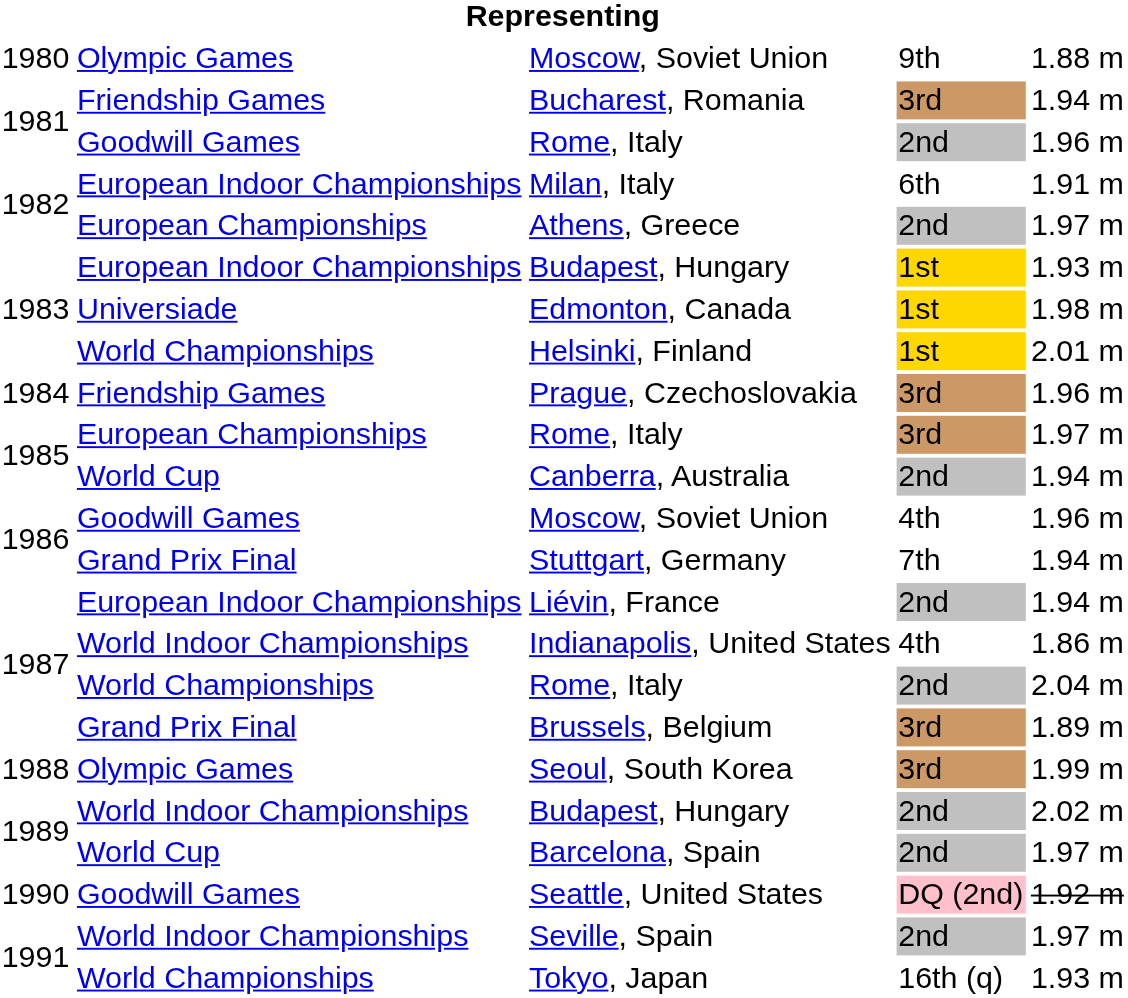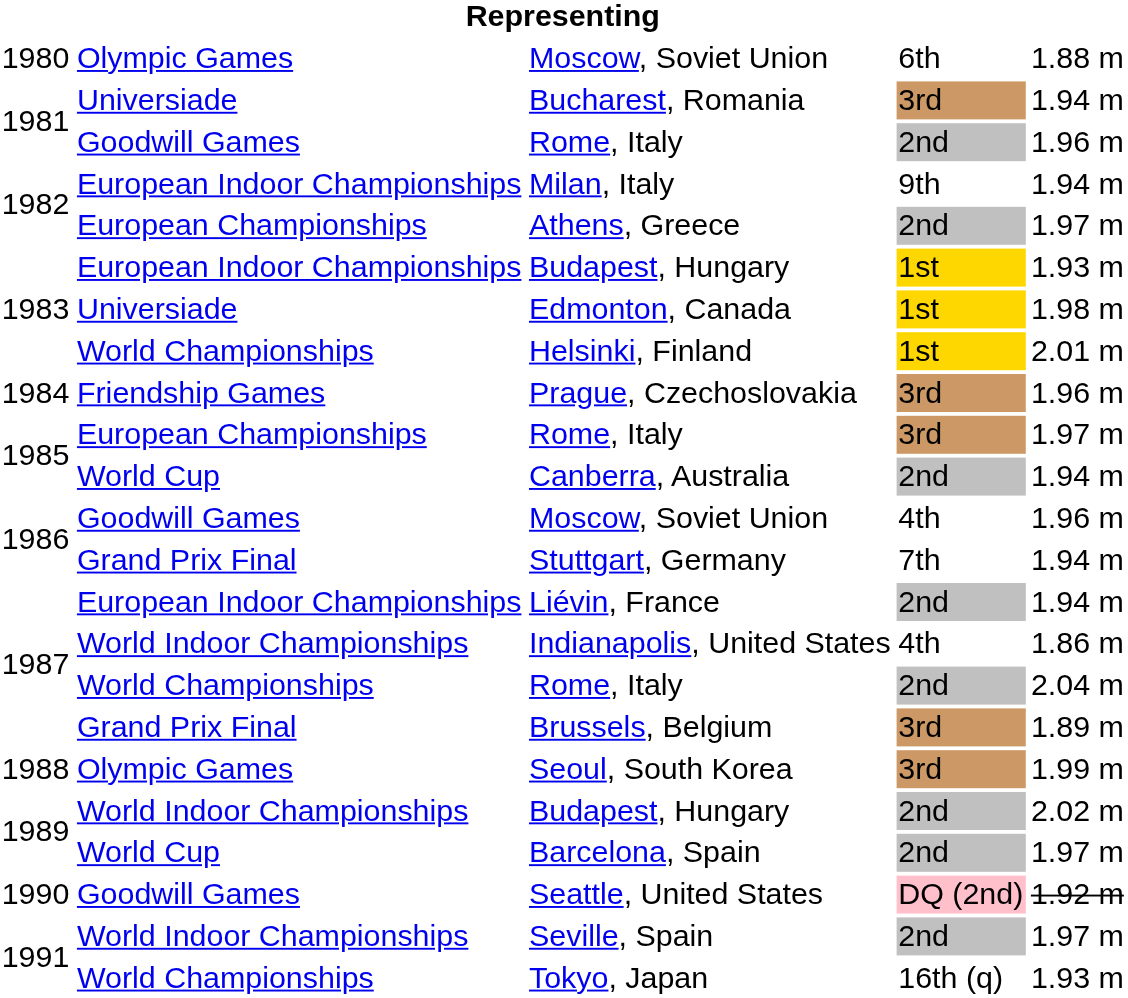(919, 58) 9th -> (919, 58) 6th
(201, 99) Friendship Games -> (157, 99) Universiade
(919, 183) 6th -> (919, 183) 9th
(1077, 183) 1.91 m -> (1077, 183) 1.94 m
